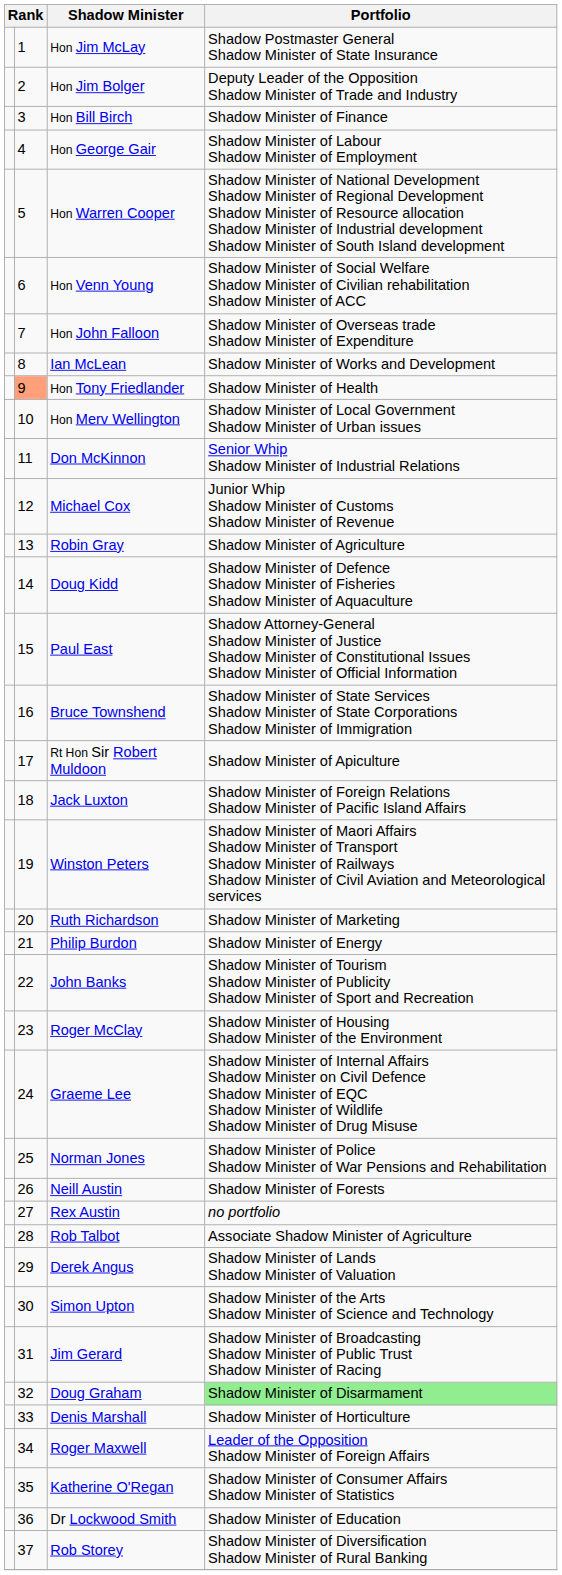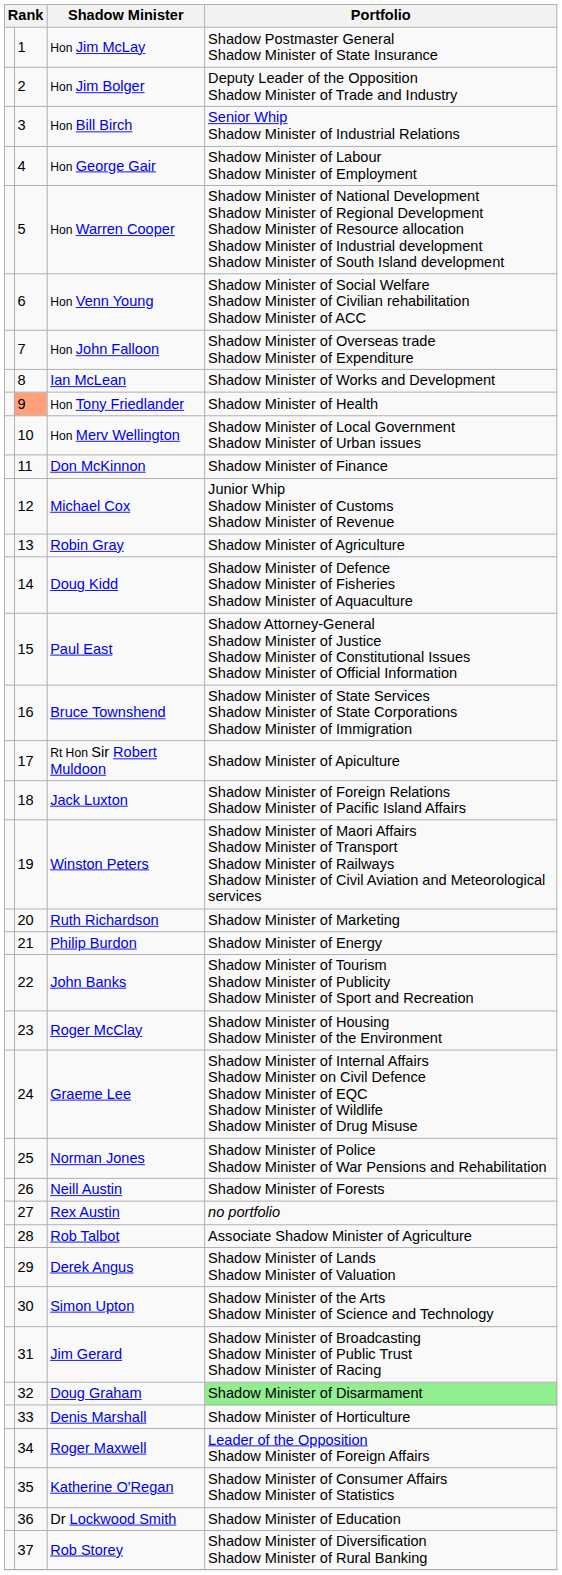(298, 118) Shadow Minister of Finance -> (334, 126) Senior Whip Shadow Minister of Industrial Relations
(334, 458) Senior Whip Shadow Minister of Industrial Relations -> (298, 466) Shadow Minister of Finance
